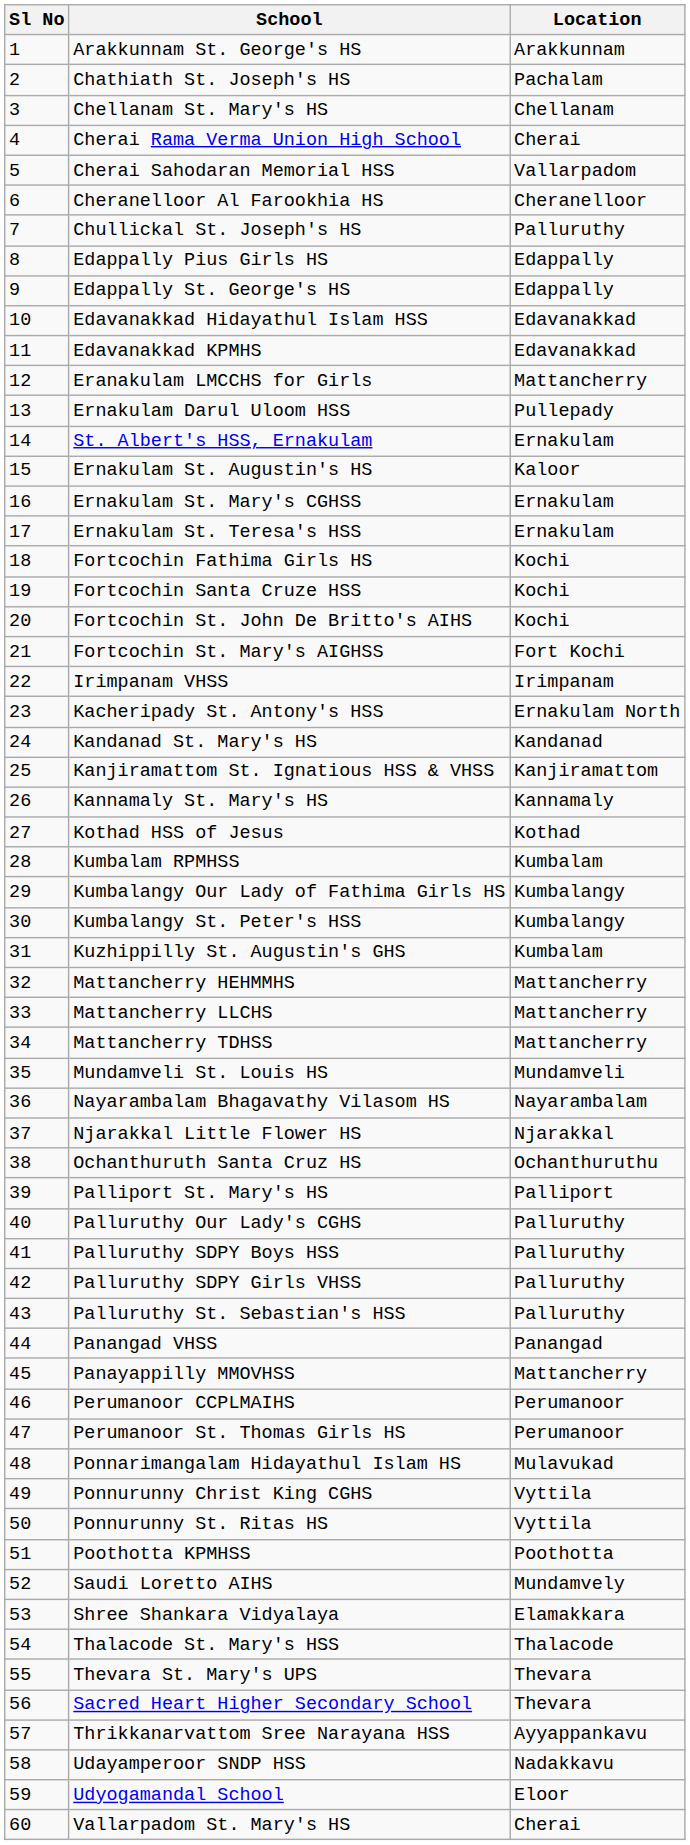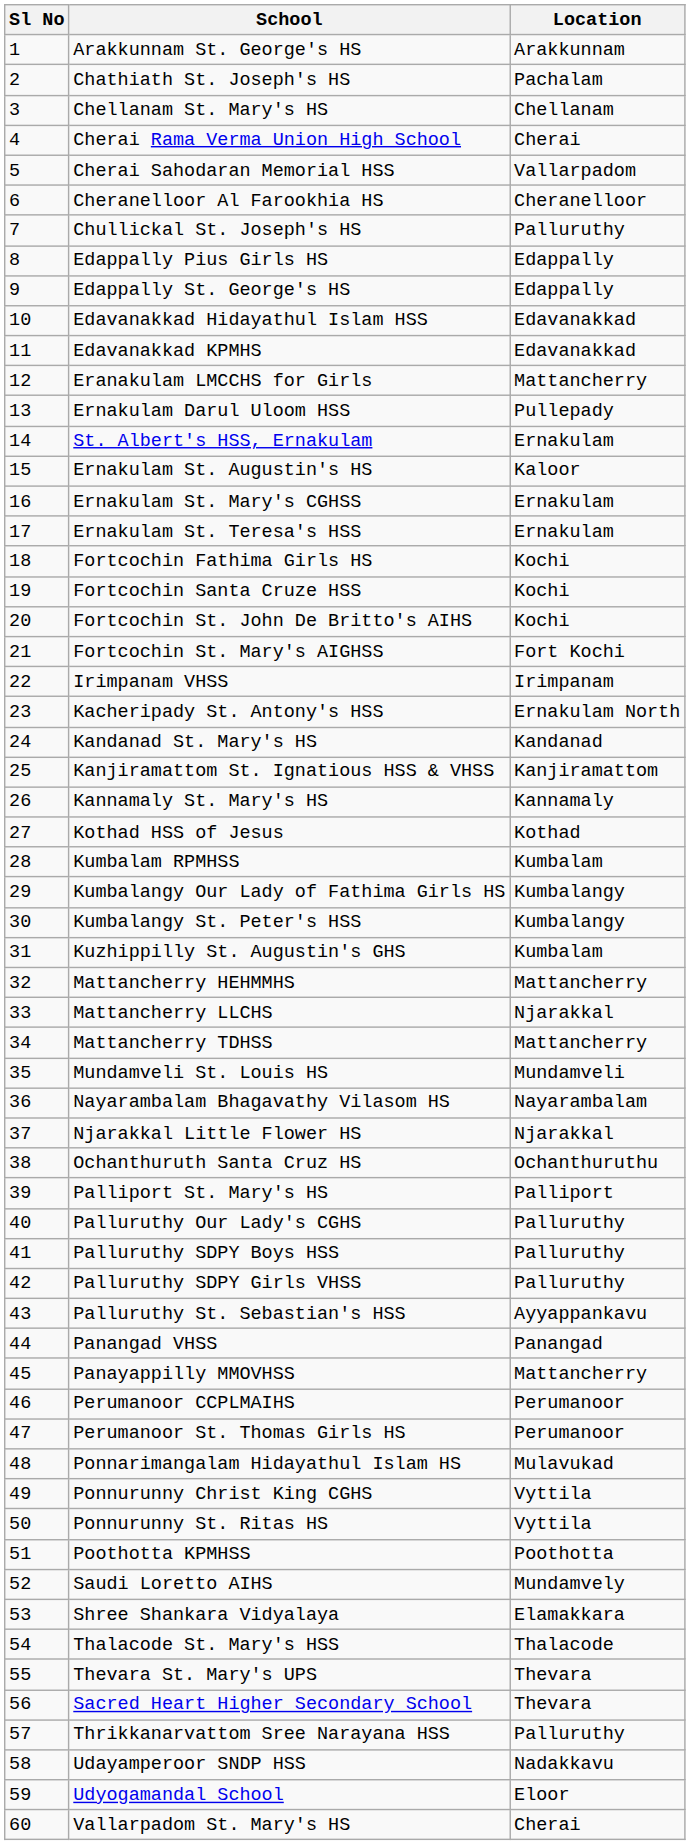(581, 1013) Mattancherry -> (564, 1013) Njarakkal
(570, 1313) Palluruthy -> (581, 1313) Ayyappankavu
(581, 1735) Ayyappankavu -> (570, 1735) Palluruthy
